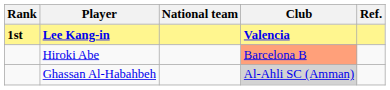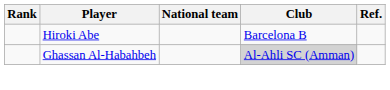- row: (76, 34)
(275, 54) lightsalmon background -> (275, 34) no background
